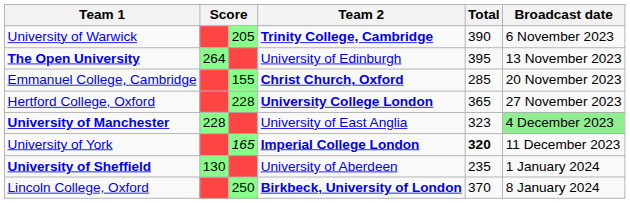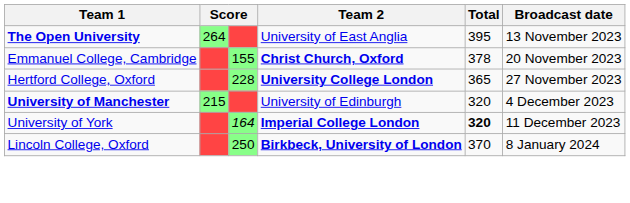- row: (72, 36)
(331, 58) University of Edinburgh -> (334, 36) University of East Anglia
(479, 79) 285 -> (479, 58) 378
(214, 123) 228 -> (214, 101) 215
(334, 123) University of East Anglia -> (331, 101) University of Edinburgh
(479, 123) 323 -> (479, 101) 320
(560, 123) lightgreen background -> (560, 101) no background
(243, 144) 165 -> (243, 123) 164
- row: (79, 166)
